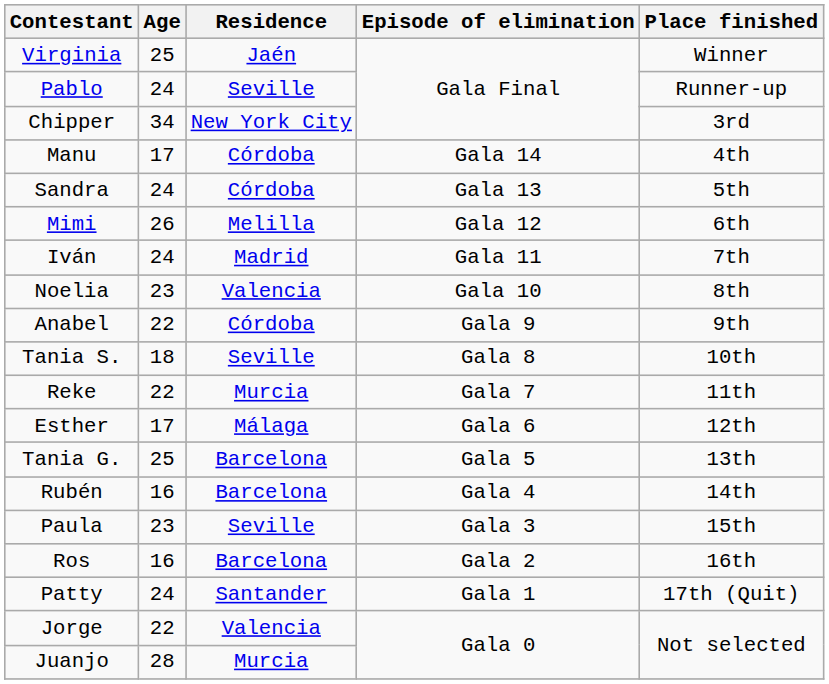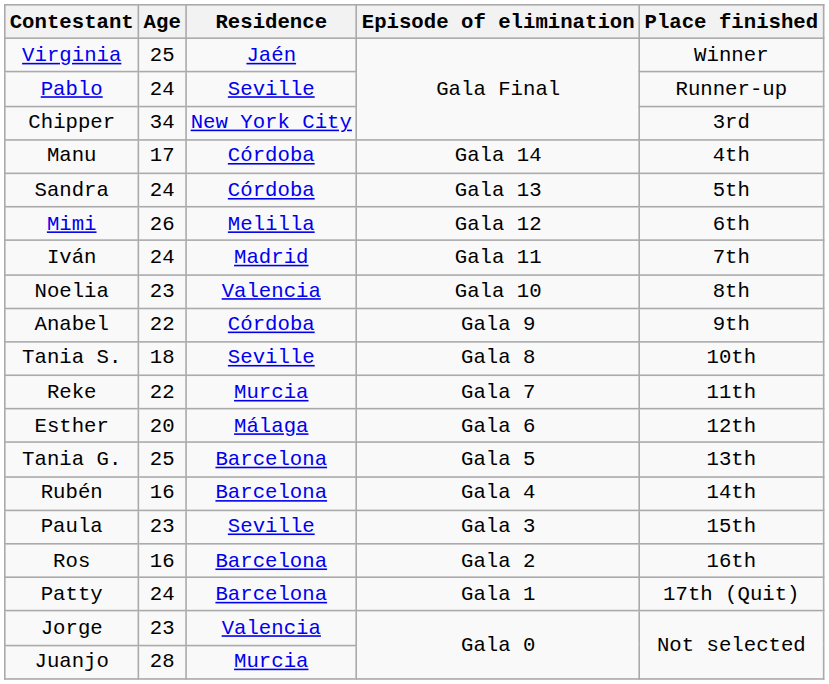(162, 426) 17 -> (162, 426) 20
(271, 594) Santander -> (271, 594) Barcelona
(162, 628) 22 -> (162, 628) 23
